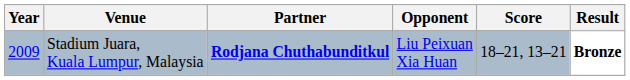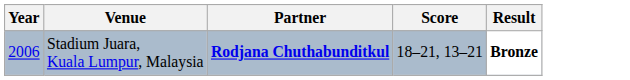- column: (435, 17)
(24, 52) 2009 -> (24, 52) 2006
